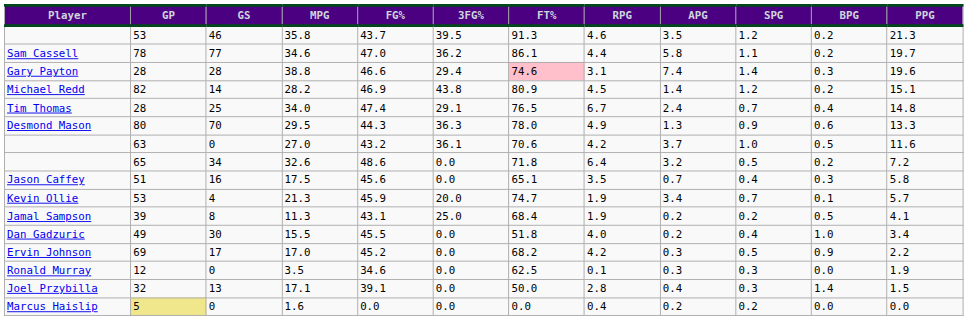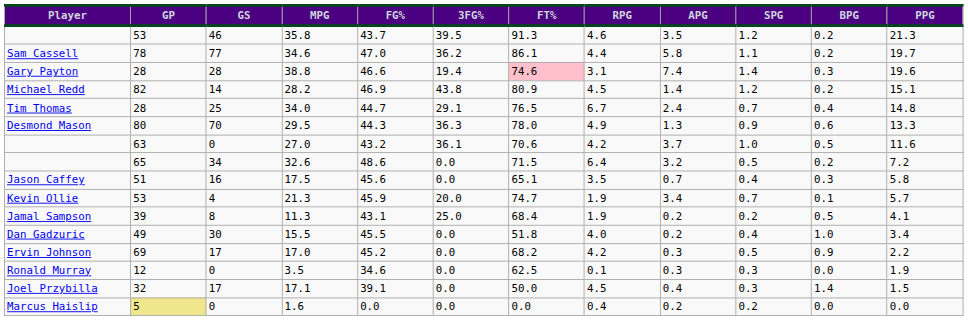(449, 71) 29.4 -> (449, 71) 19.4
(373, 107) 47.4 -> (373, 107) 44.7
(524, 162) 71.8 -> (524, 162) 71.5
(215, 288) 13 -> (215, 288) 17
(597, 288) 2.8 -> (597, 288) 4.5
